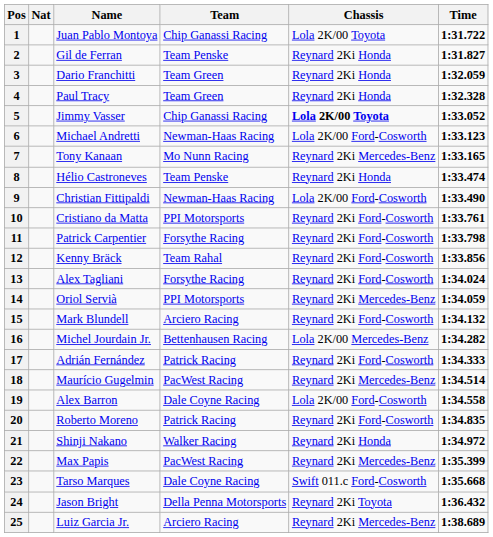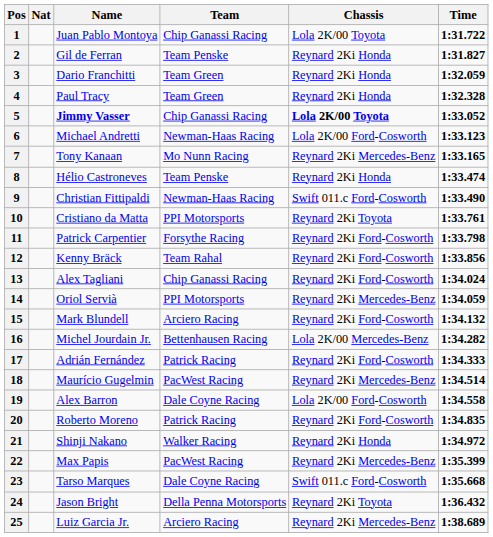(91, 116) normal -> (93, 116) bold
(359, 197) Lola 2K/00 Ford-Cosworth -> (359, 197) Swift 011.c Ford-Cosworth
(363, 217) Reynard 2Ki Ford-Cosworth -> (342, 217) Reynard 2Ki Toyota
(204, 278) Forsythe Racing -> (215, 278) Chip Ganassi Racing
